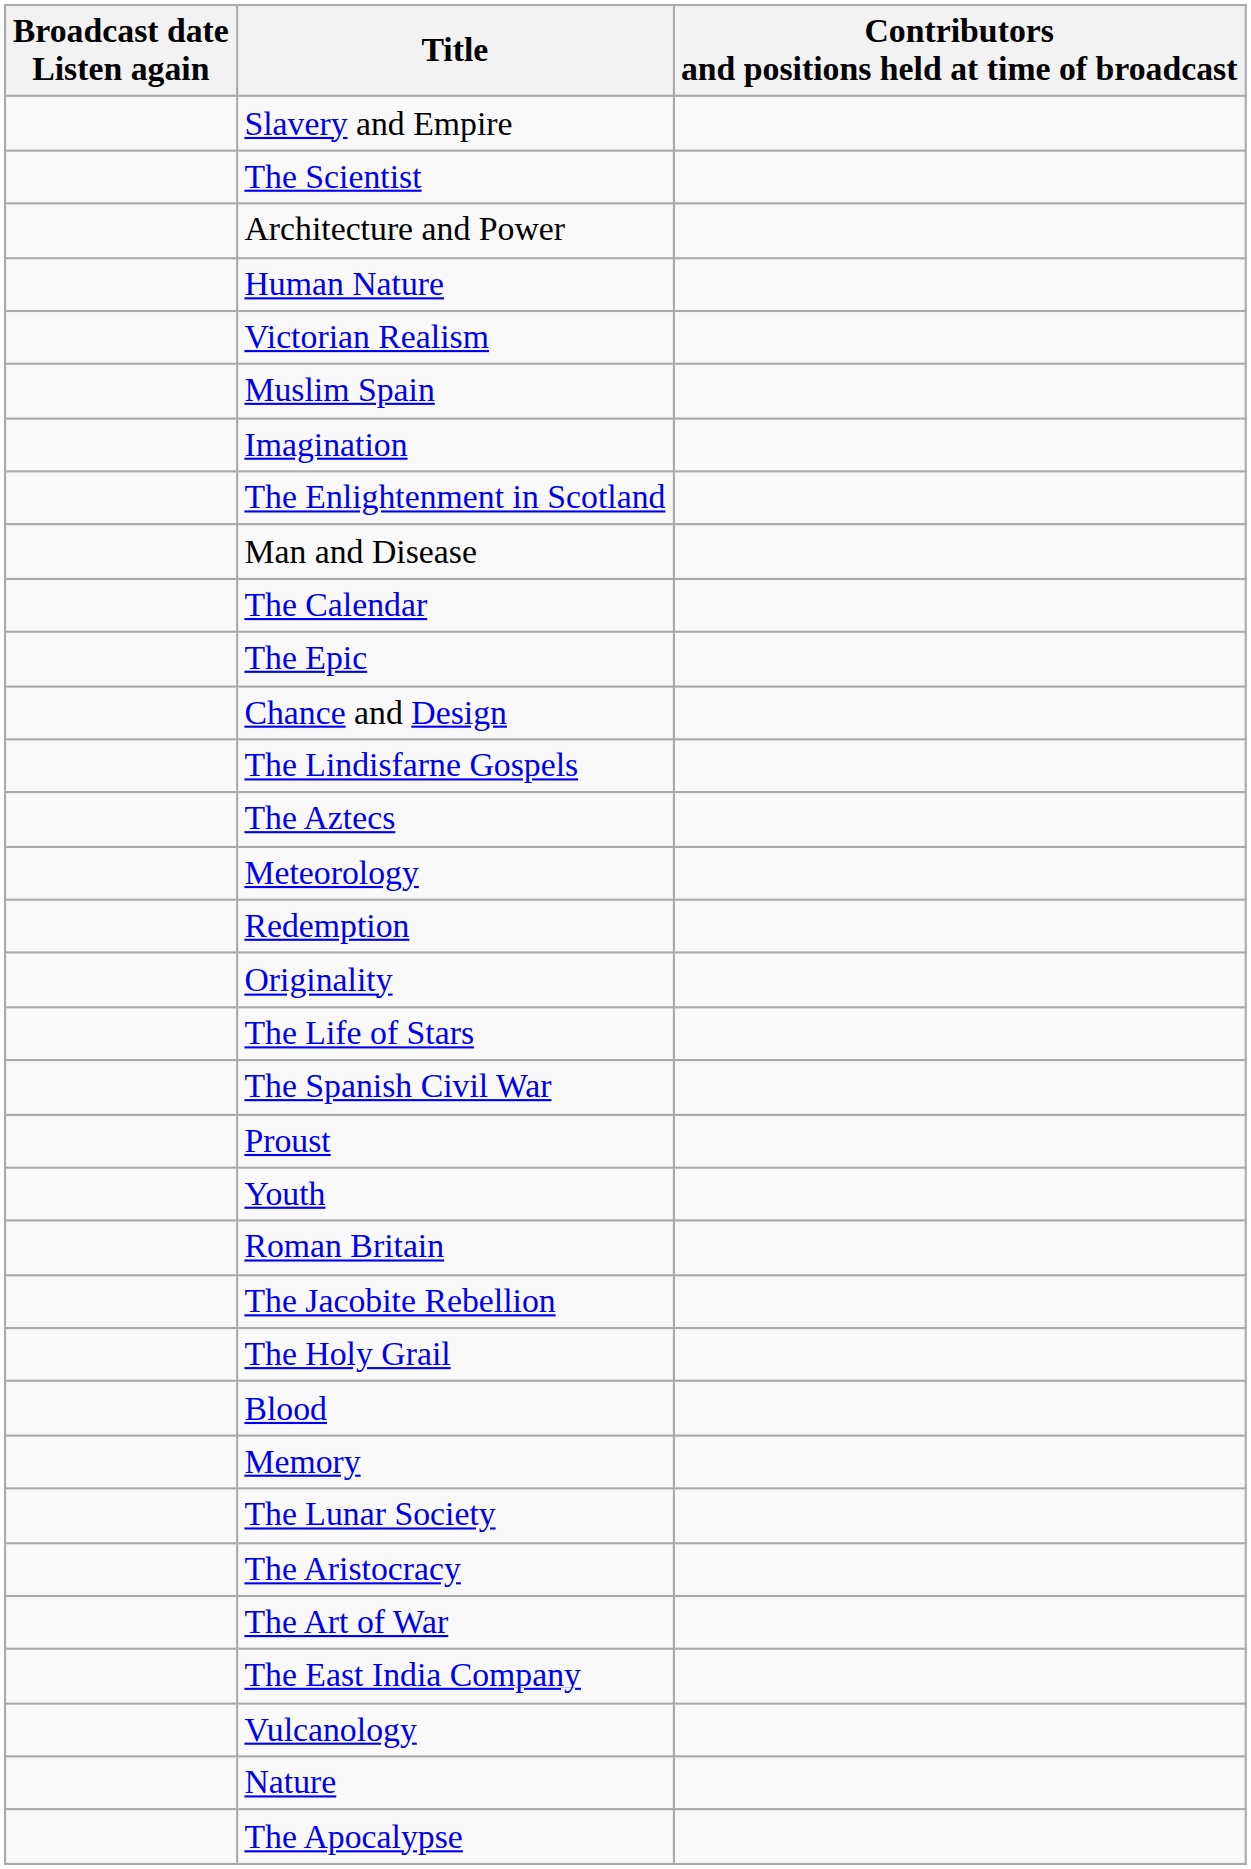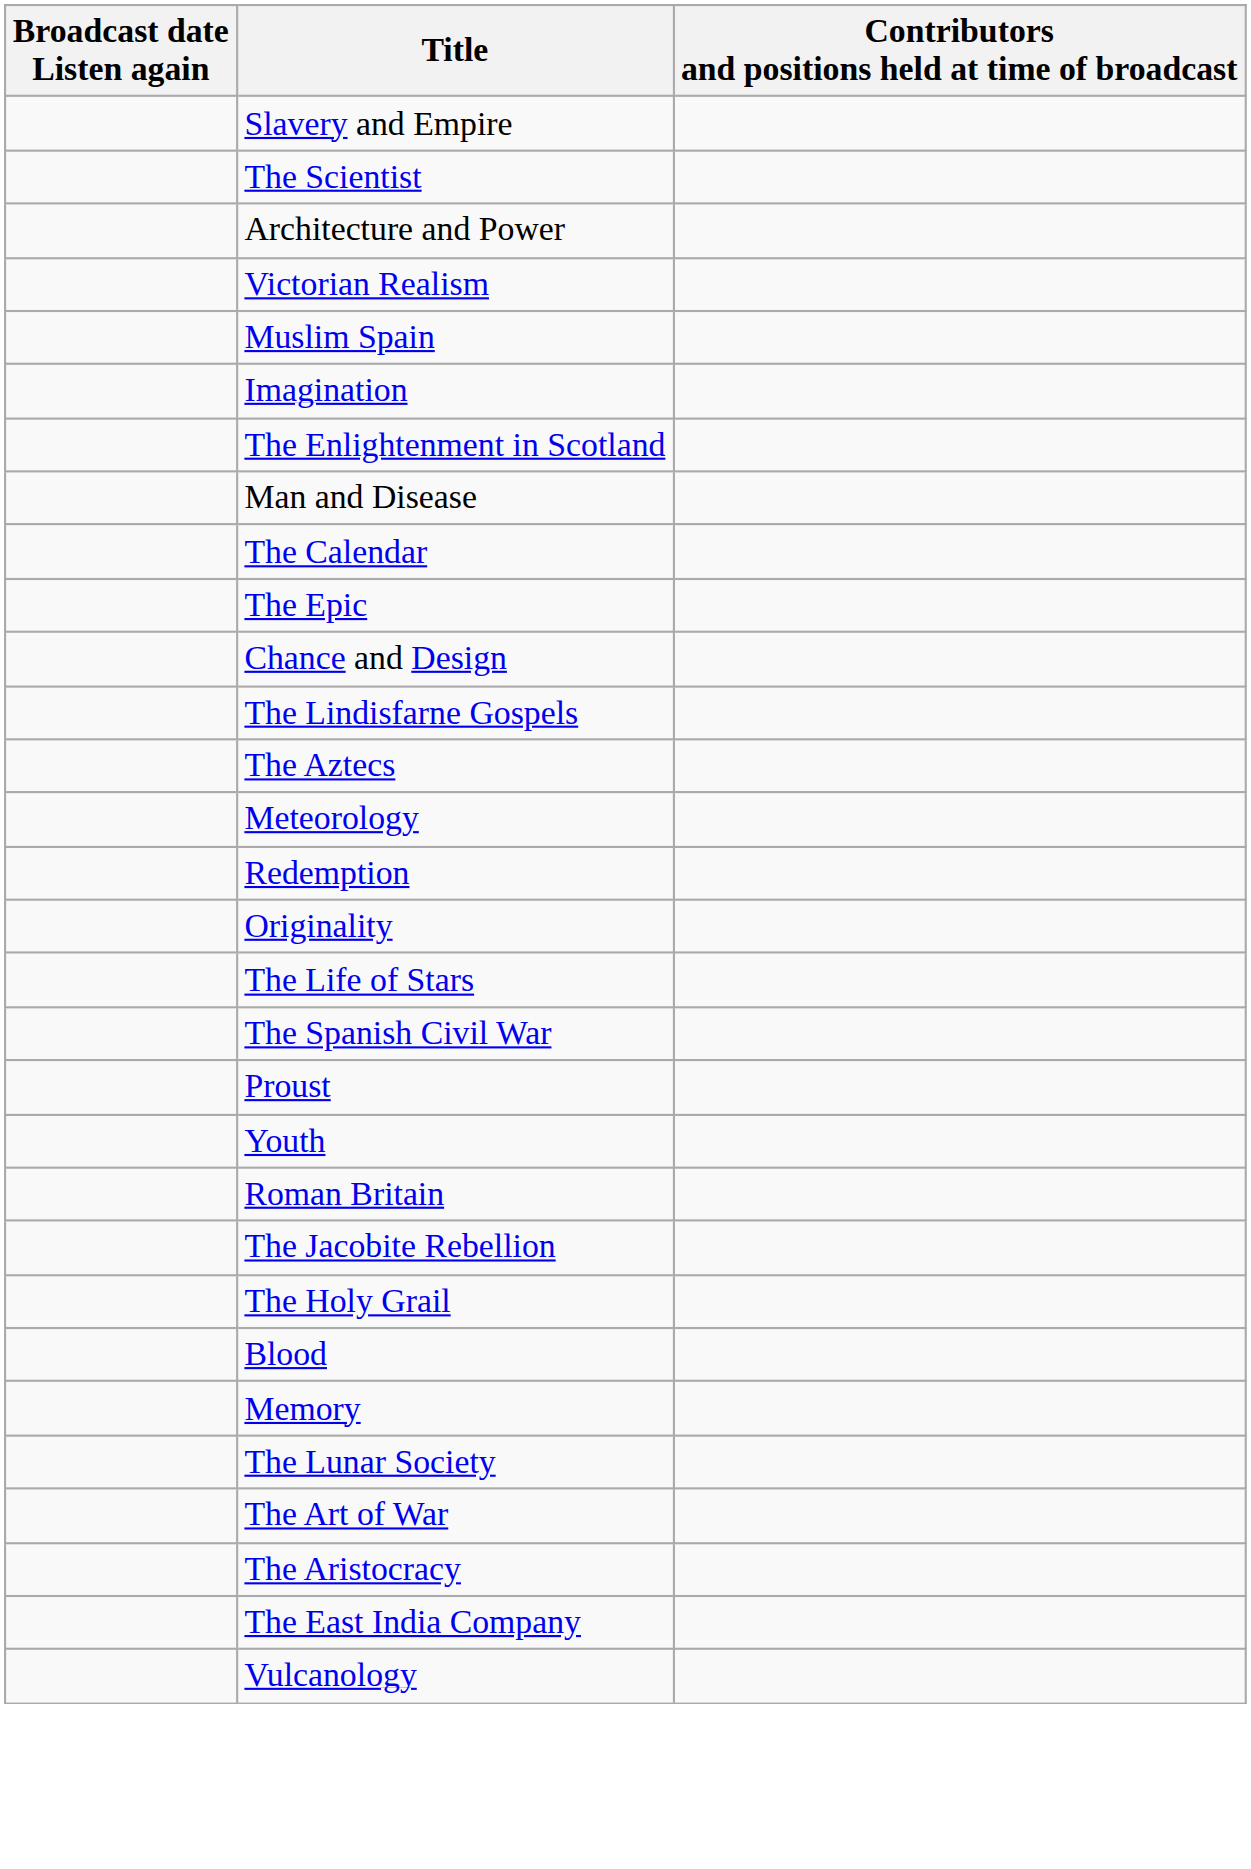- row: (344, 283)
rows swapped: (346, 1621) <-> (353, 1568)
- row: (290, 1782)
- row: (354, 1836)
